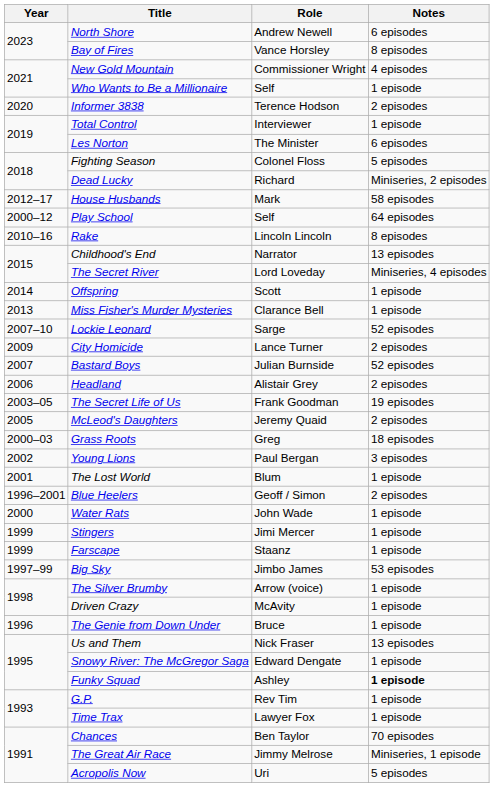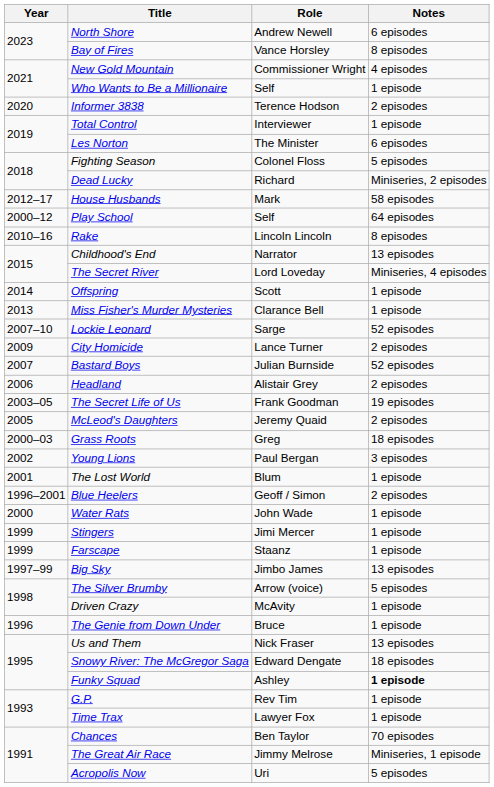(402, 569) 53 episodes -> (402, 569) 13 episodes
(396, 587) 1 episode -> (399, 587) 5 episodes
(396, 662) 1 episode -> (402, 662) 18 episodes
